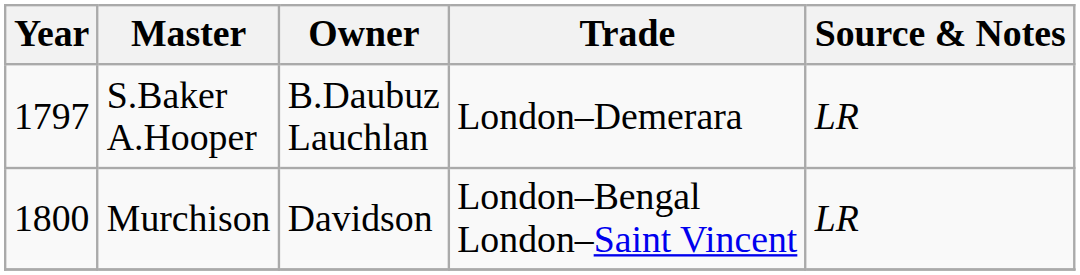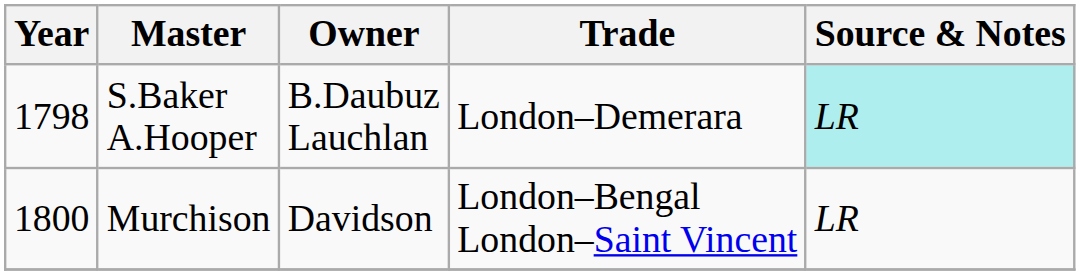(52, 115) 1797 -> (52, 115) 1798
(837, 115) no background -> (837, 115) paleturquoise background
